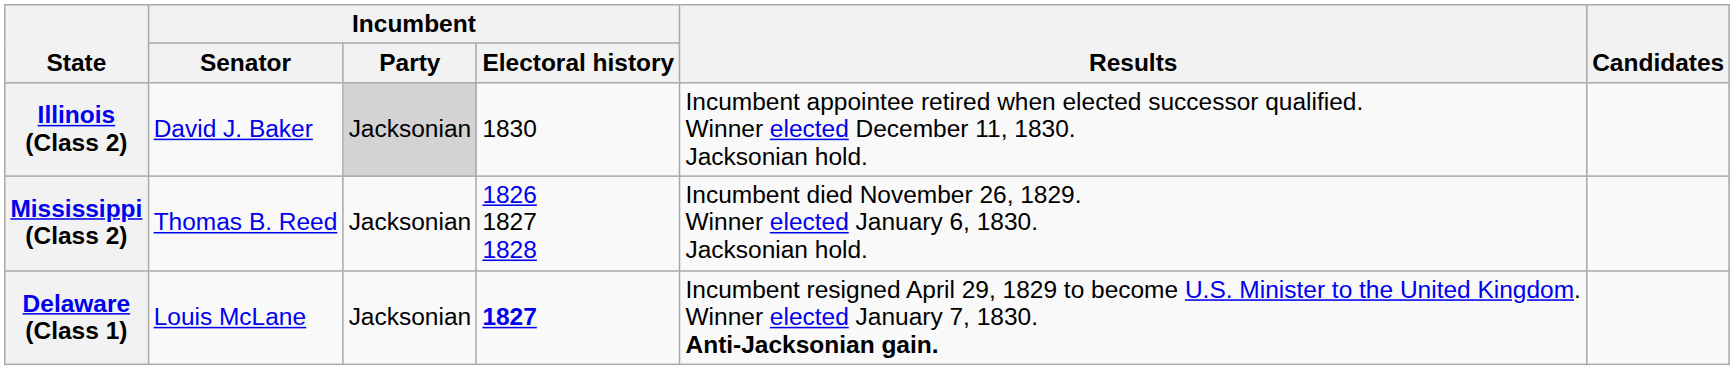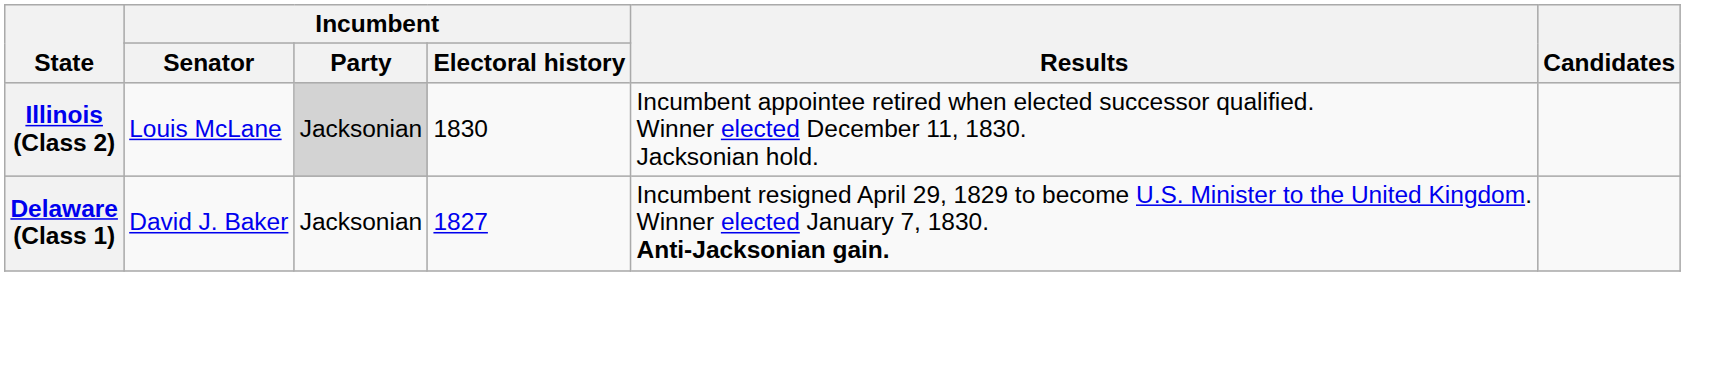(233, 129) David J. Baker -> (205, 129) Louis McLane
- row: (76, 223)
(230, 316) Louis McLane -> (209, 223) David J. Baker
(510, 316) bold -> (461, 223) normal
